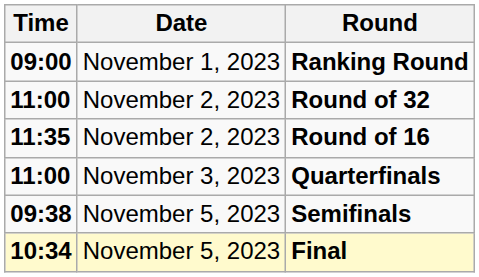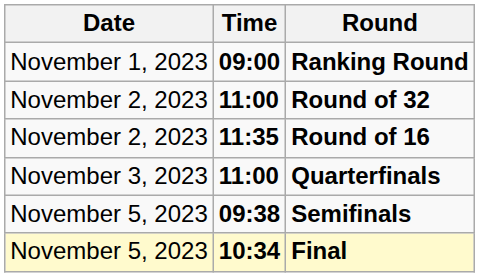columns swapped: (181, 23) <-> (41, 23)
